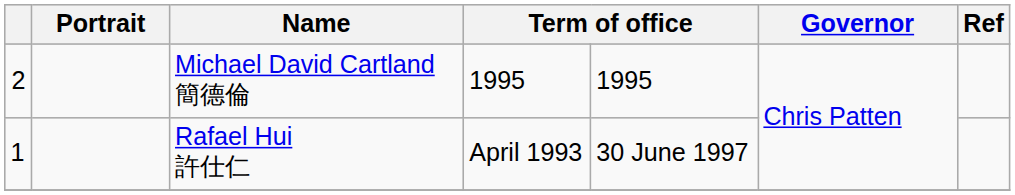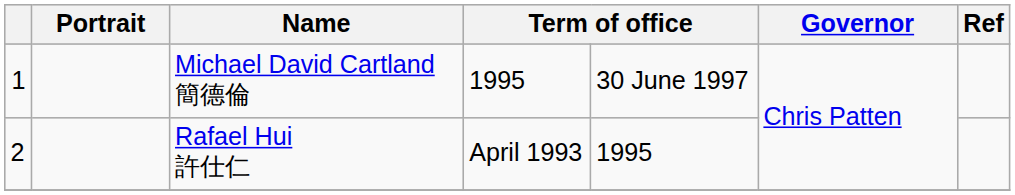(18, 80) 2 -> (18, 80) 1
(624, 80) 1995 -> (672, 80) 30 June 1997
(18, 153) 1 -> (18, 153) 2
(672, 153) 30 June 1997 -> (624, 153) 1995
